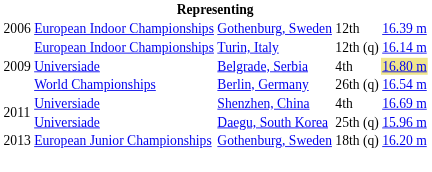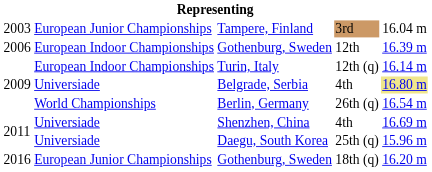+ row: (265, 28)
(17, 141) 2013 -> (17, 159) 2016
